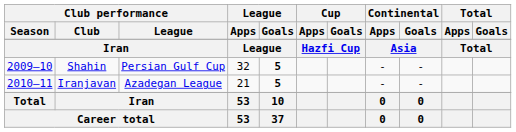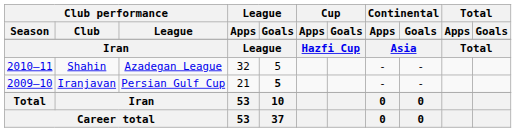(30, 66) 2009–10 -> (30, 66) 2010–11
(173, 66) Persian Gulf Cup -> (173, 66) Azadegan League
(278, 66) bold -> (278, 66) normal
(30, 84) 2010–11 -> (30, 84) 2009–10
(173, 84) Azadegan League -> (173, 84) Persian Gulf Cup
